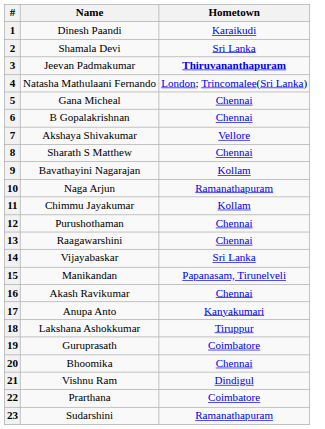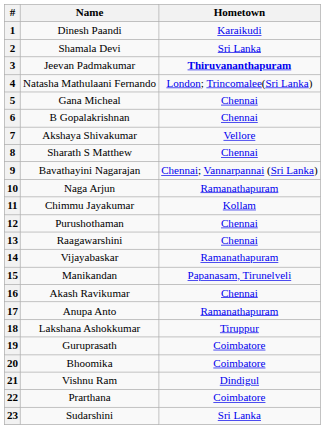(234, 170) Kollam -> (239, 170) Chennai; Vannarpannai (Sri Lanka)
(234, 258) Sri Lanka -> (239, 258) Ramanathapuram
(234, 310) Kanyakumari -> (239, 310) Ramanathapuram
(234, 363) Chennai -> (239, 363) Coimbatore
(234, 415) Ramanathapuram -> (239, 415) Sri Lanka
